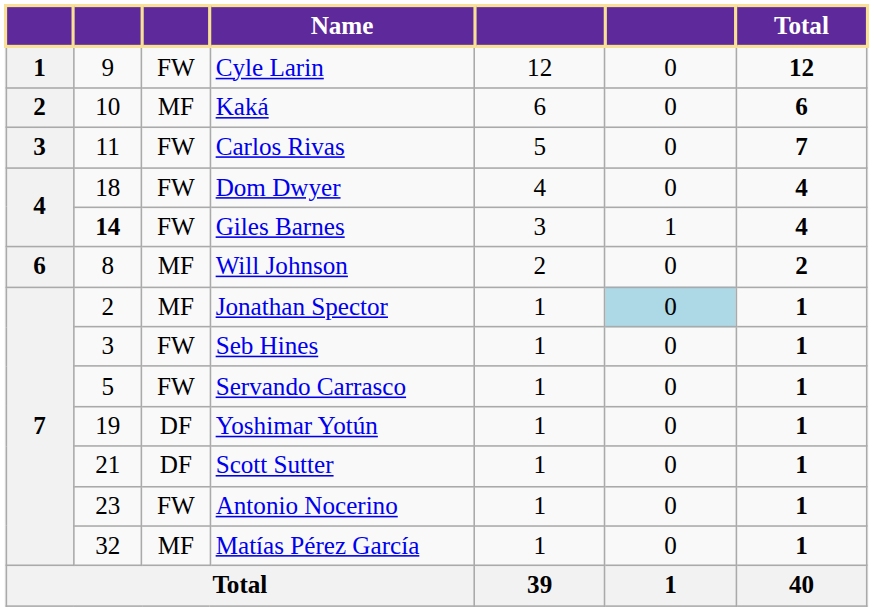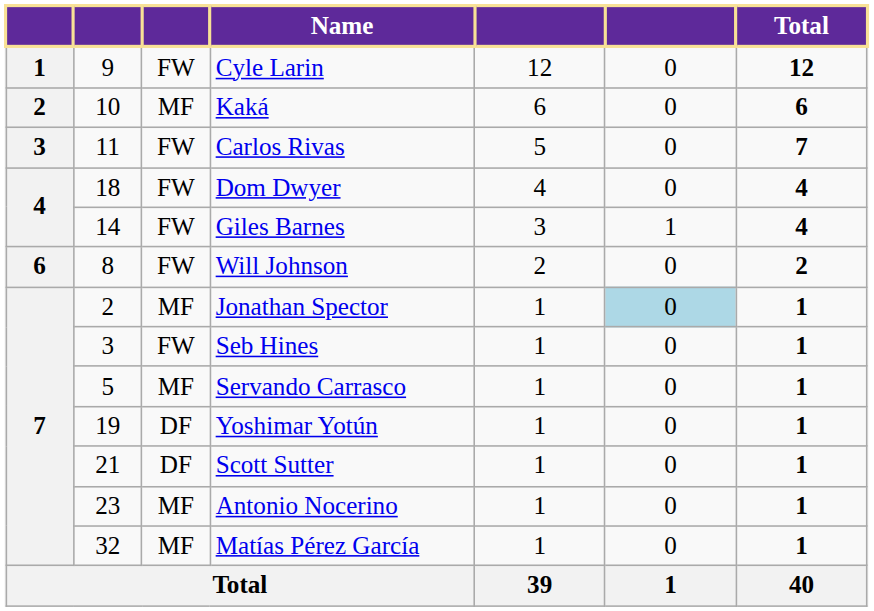(108, 226) bold -> (108, 226) normal
(176, 266) MF -> (176, 266) FW
(176, 386) FW -> (176, 386) MF
(176, 505) FW -> (176, 505) MF
